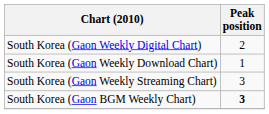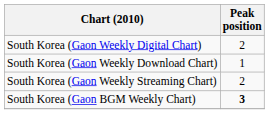(242, 81) 3 -> (242, 81) 2
